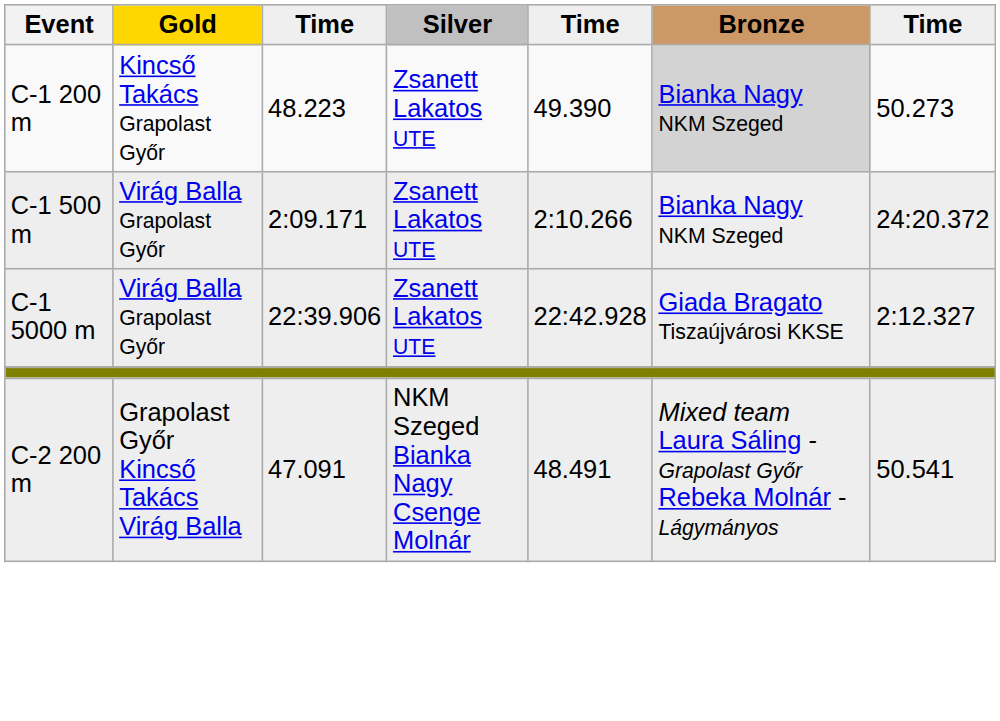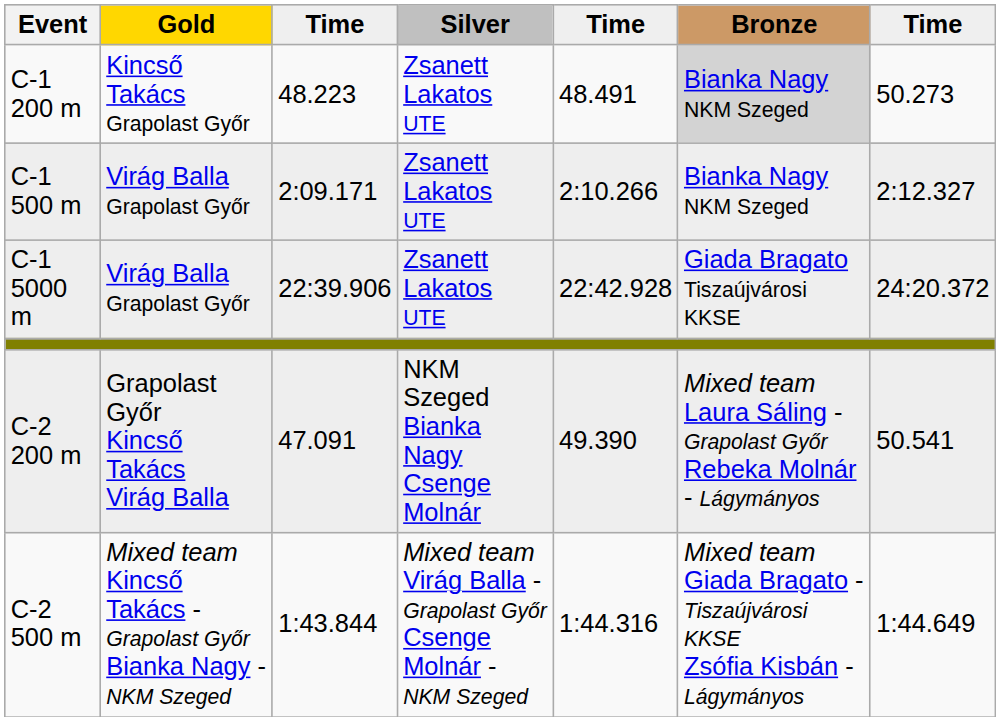(572, 107) 49.390 -> (598, 93) 48.491
(933, 219) 24:20.372 -> (926, 191) 2:12.327
(926, 317) 2:12.327 -> (933, 288) 24:20.372
(572, 469) 48.491 -> (598, 441) 49.390
+ row: (46, 624)
